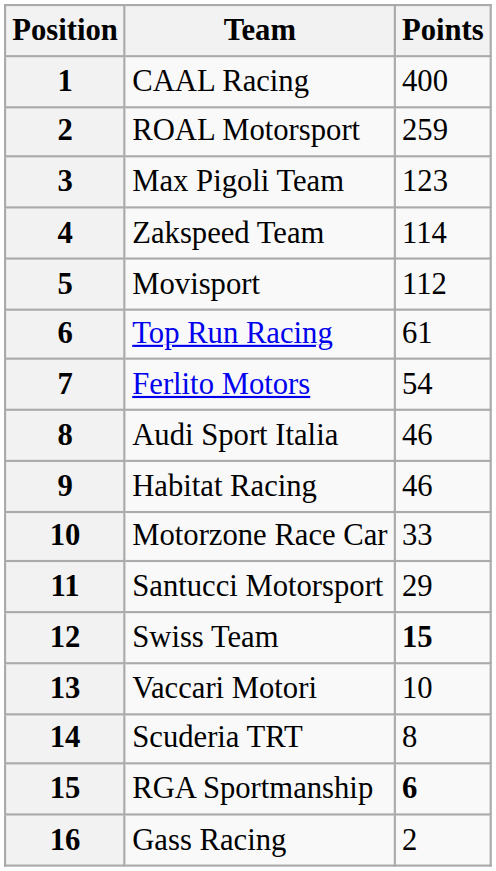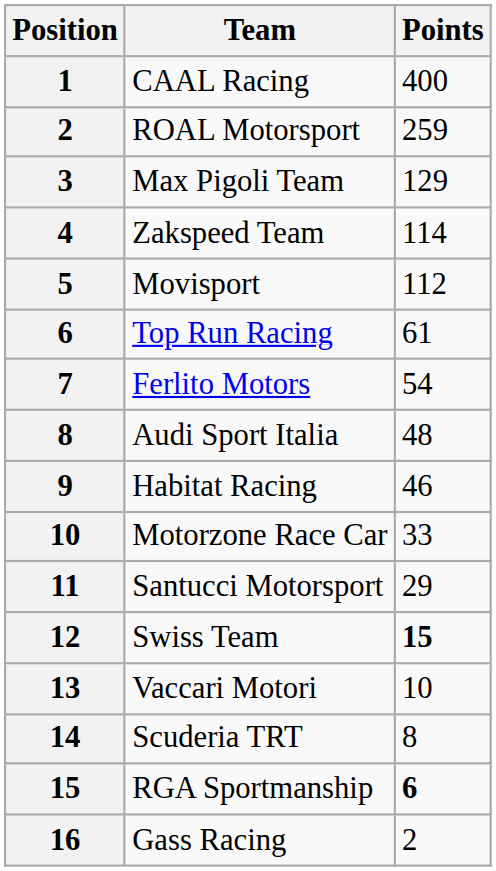(425, 181) 123 -> (425, 181) 129
(417, 434) 46 -> (417, 434) 48
